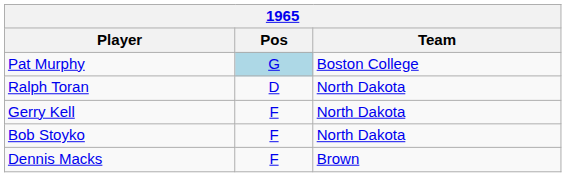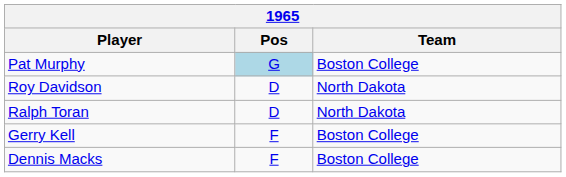+ row: (55, 87)
(361, 111) North Dakota -> (368, 135) Boston College
- row: (46, 135)
(338, 159) Brown -> (368, 159) Boston College
